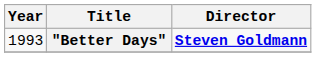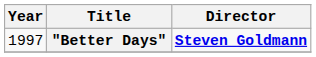(26, 40) 1993 -> (26, 40) 1997
